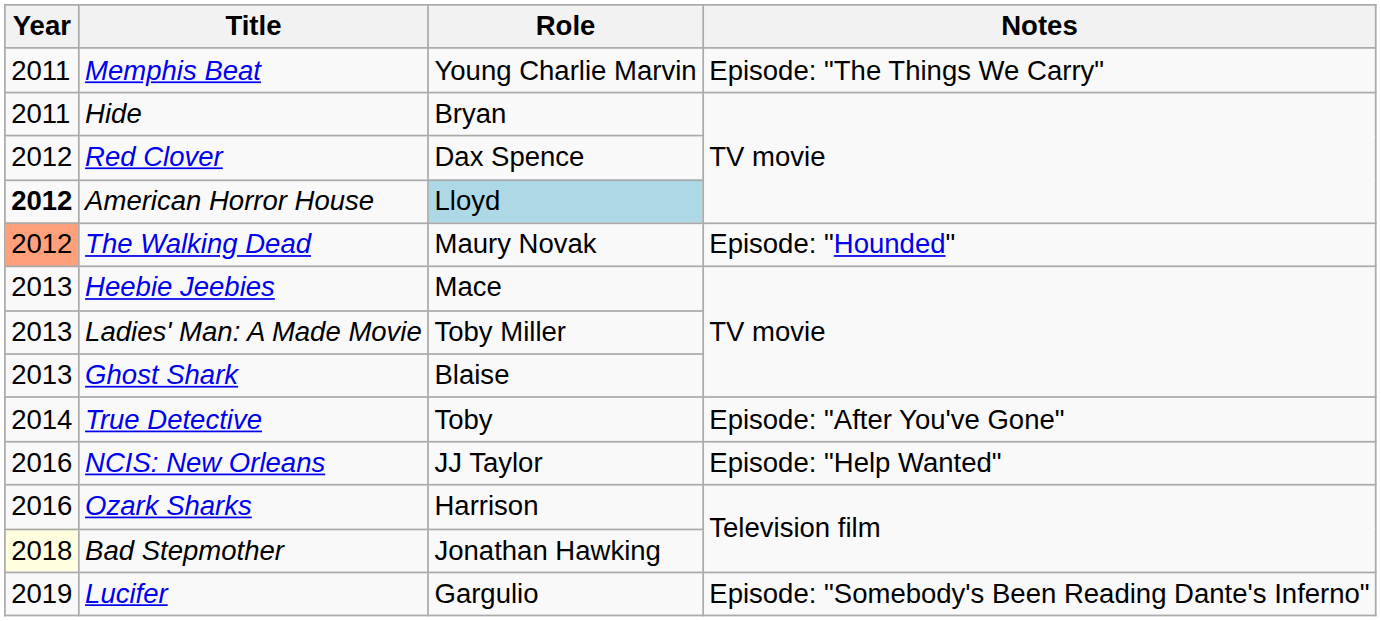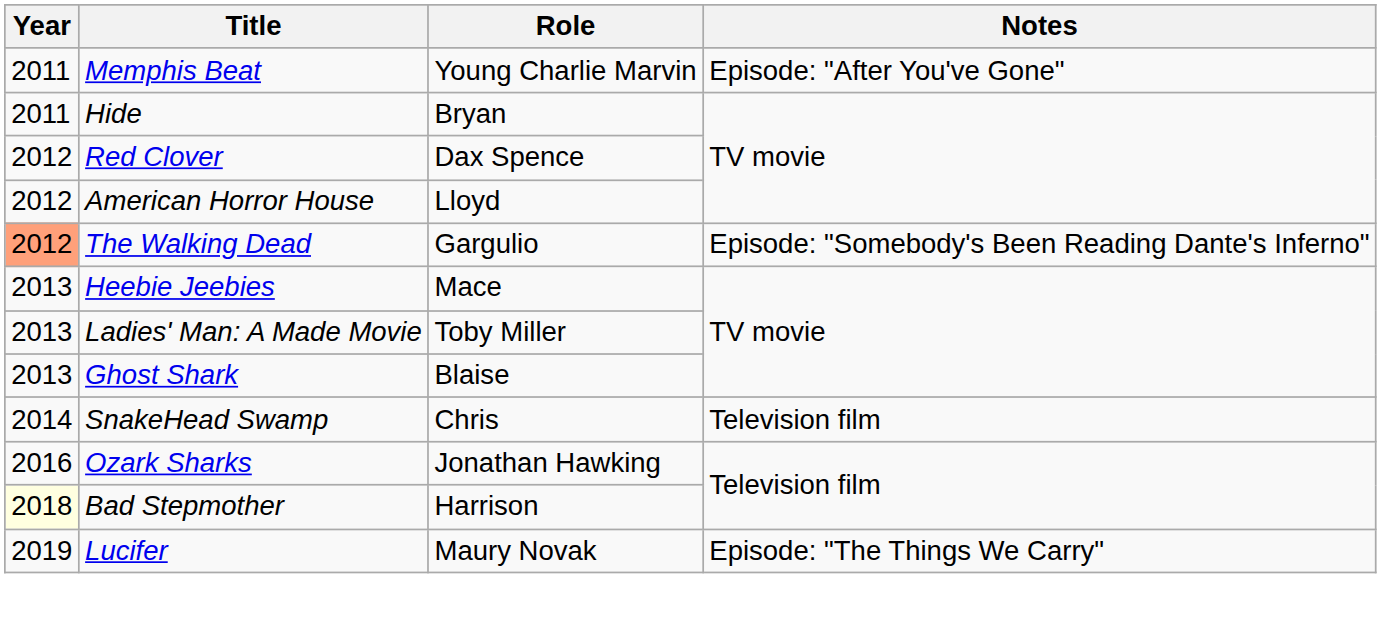(907, 69) Episode: "The Things We Carry" -> (887, 69) Episode: "After You've Gone"
(42, 200) bold -> (42, 200) normal
(467, 200) lightblue background -> (467, 200) no background
(516, 244) Maury Novak -> (487, 244) Gargulio
(832, 244) Episode: "Hounded" -> (1039, 244) Episode: "Somebody's Been Reading Dante's Inferno"
- row: (174, 419)
+ row: (207, 419)
- row: (205, 462)
(486, 506) Harrison -> (548, 462) Jonathan Hawking
(548, 550) Jonathan Hawking -> (486, 506) Harrison
(487, 593) Gargulio -> (516, 550) Maury Novak
(1039, 593) Episode: "Somebody's Been Reading Dante's Inferno" -> (907, 550) Episode: "The Things We Carry"
